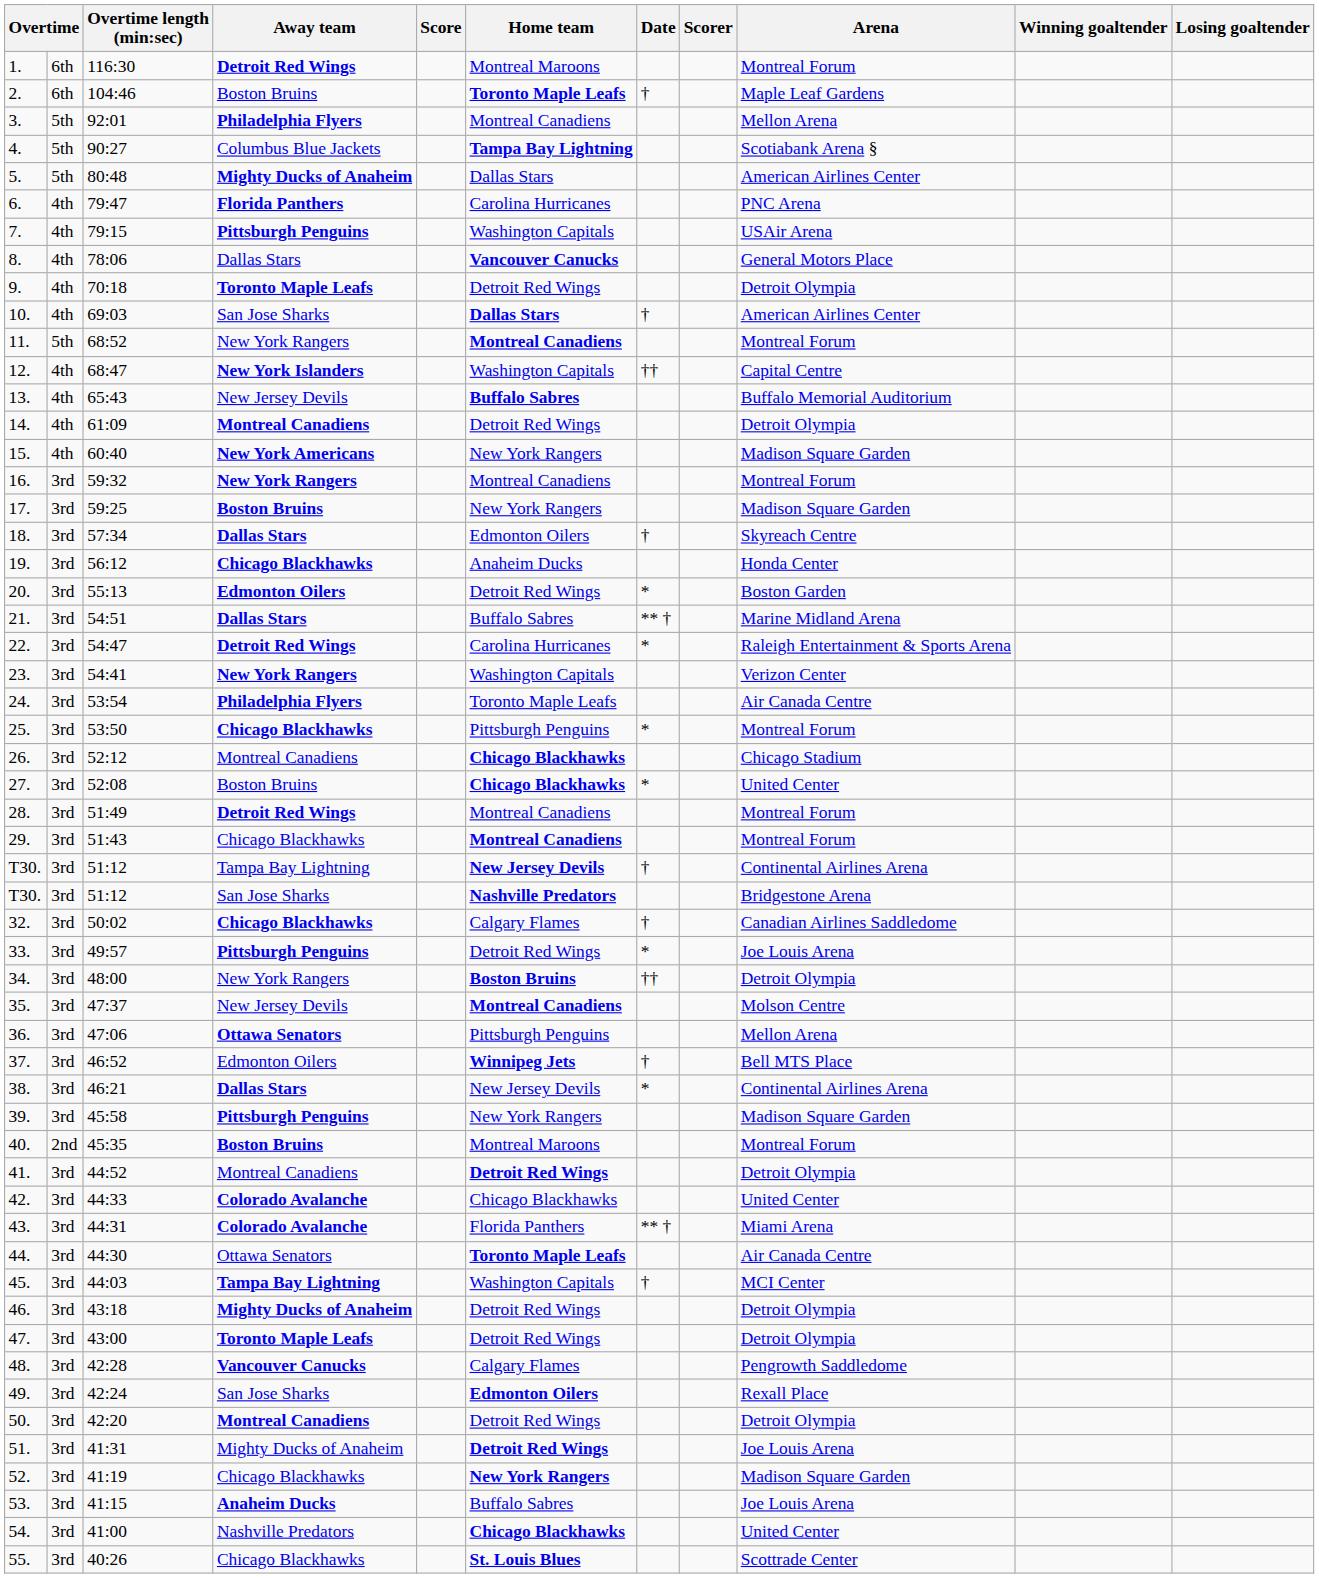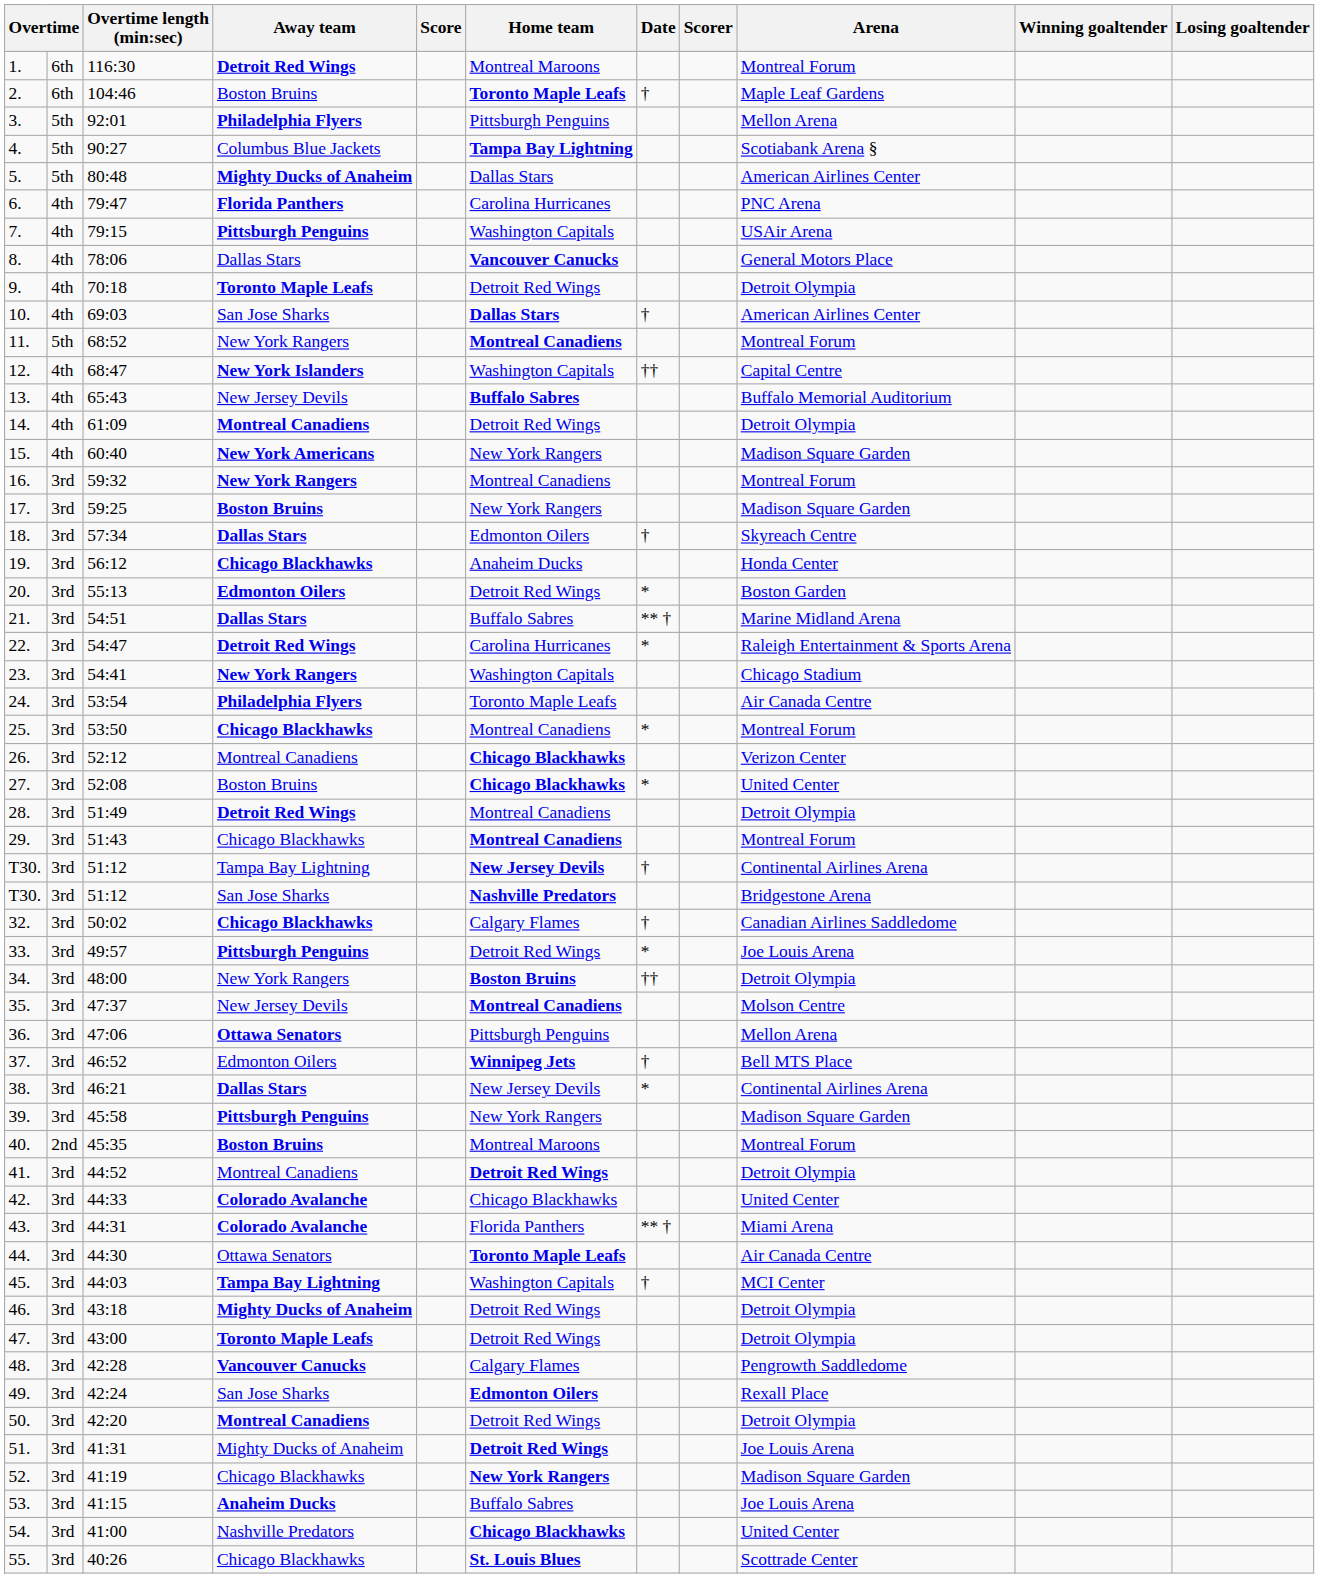(540, 120) Montreal Canadiens -> (539, 120) Pittsburgh Penguins
(793, 674) Verizon Center -> (801, 674) Chicago Stadium
(539, 729) Pittsburgh Penguins -> (540, 729) Montreal Canadiens
(801, 757) Chicago Stadium -> (793, 757) Verizon Center
(798, 812) Montreal Forum -> (798, 812) Detroit Olympia
